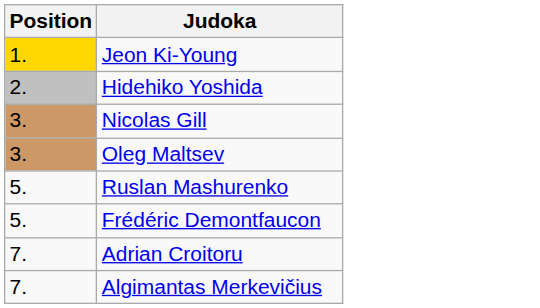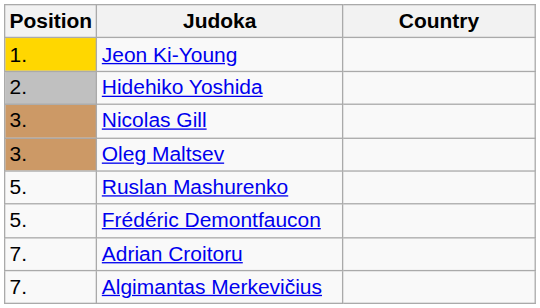+ column: (439, 21)
